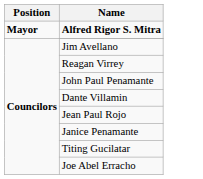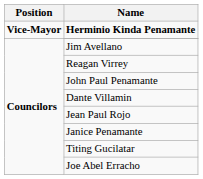- row: (111, 30)
+ row: (131, 30)
